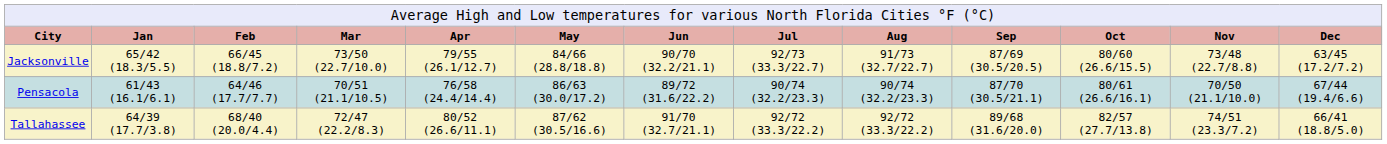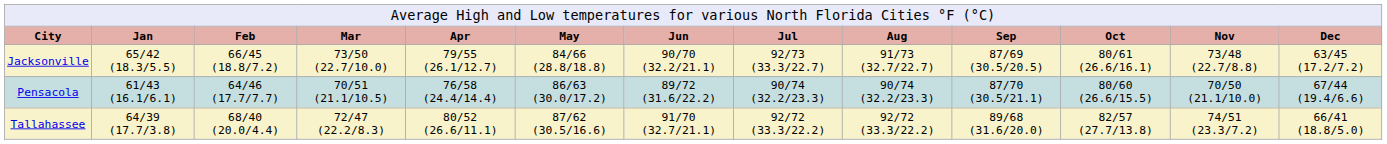(1115, 61) 80/60 (26.6/15.5) -> (1115, 61) 80/61 (26.6/16.1)
(1115, 92) 80/61 (26.6/16.1) -> (1115, 92) 80/60 (26.6/15.5)
